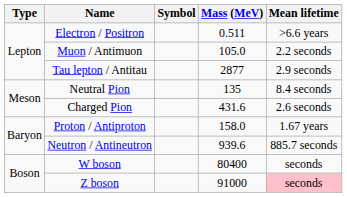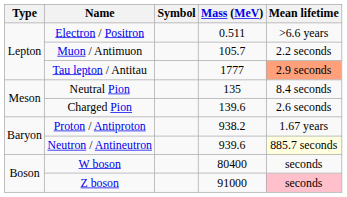(232, 51) 105.0 -> (232, 51) 105.7
(232, 70) 2877 -> (232, 70) 1777
(304, 70) no background -> (304, 70) lightsalmon background
(232, 107) 431.6 -> (232, 107) 139.6
(232, 126) 158.0 -> (232, 126) 938.2
(304, 145) no background -> (304, 145) lightyellow background
